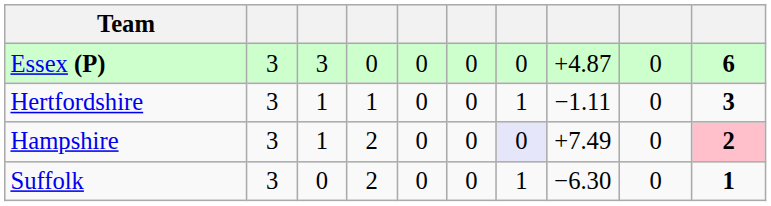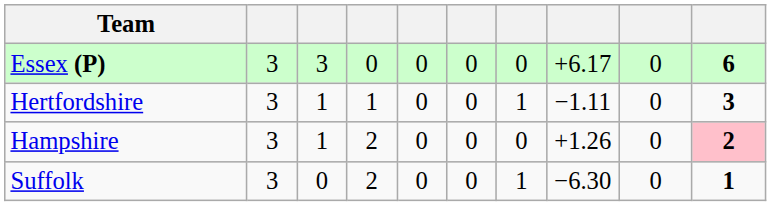(583, 63) +4.87 -> (583, 63) +6.17
(521, 141) lavender background -> (521, 141) no background
(583, 141) +7.49 -> (583, 141) +1.26
